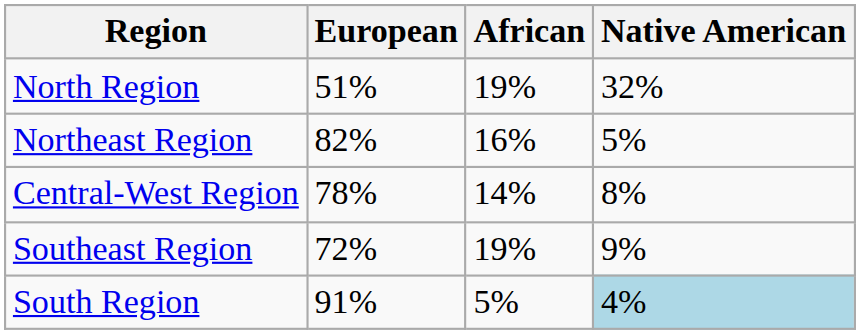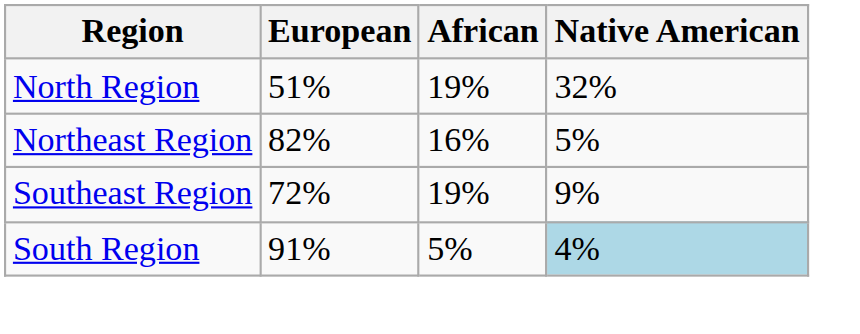- row: (156, 193)
